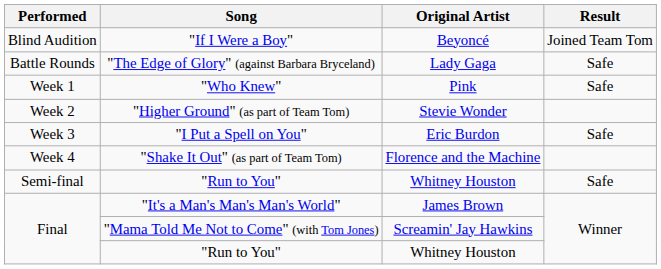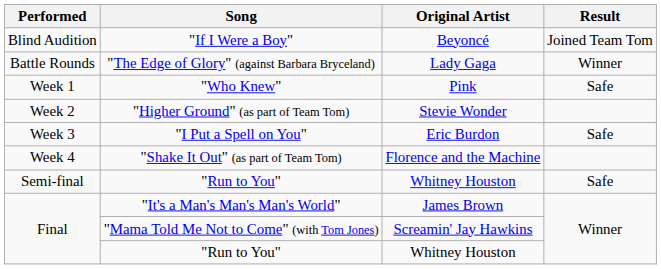(600, 63) Safe -> (600, 63) Winner
